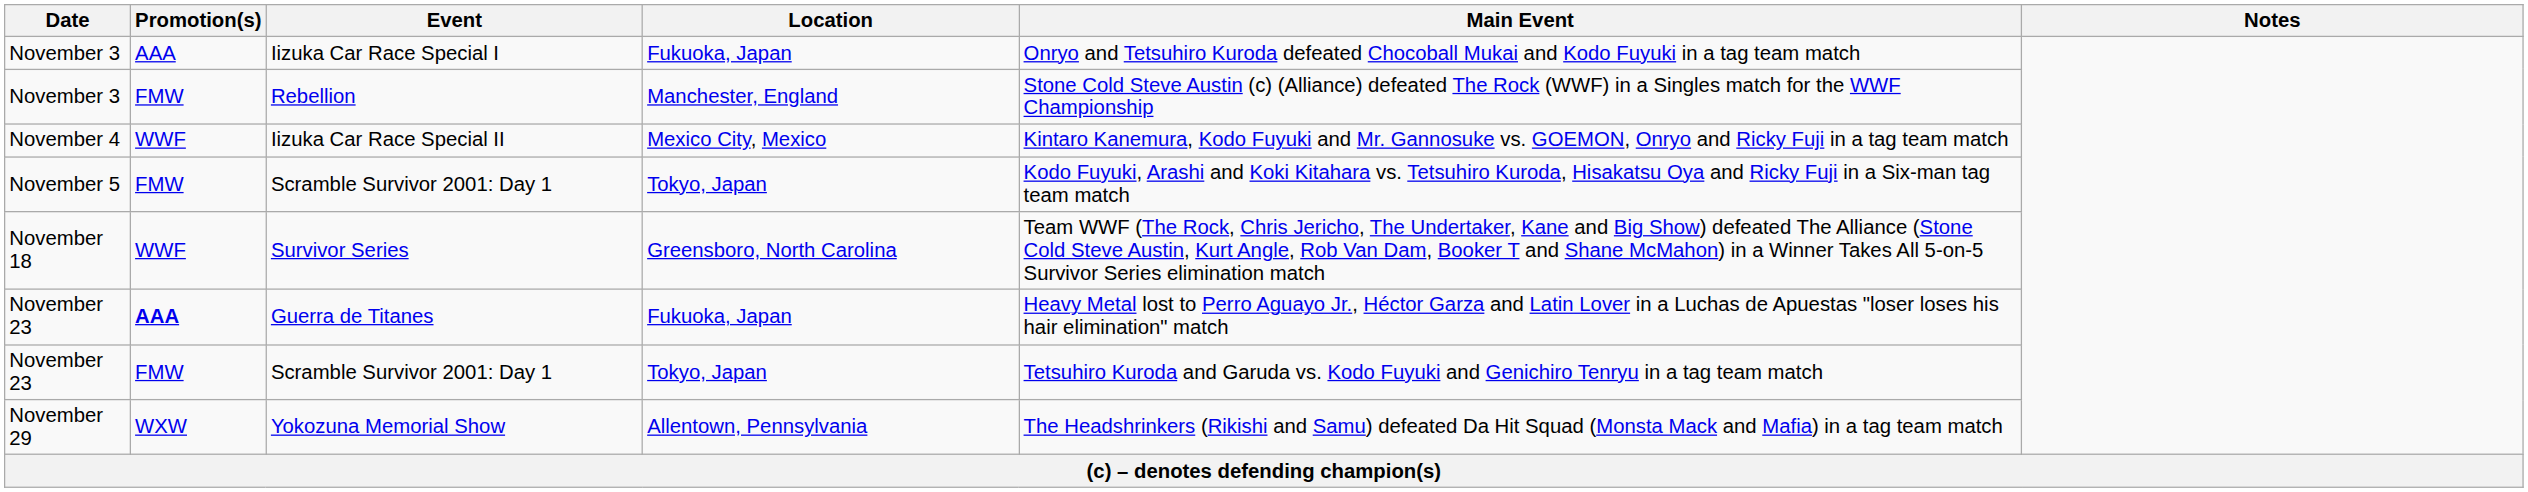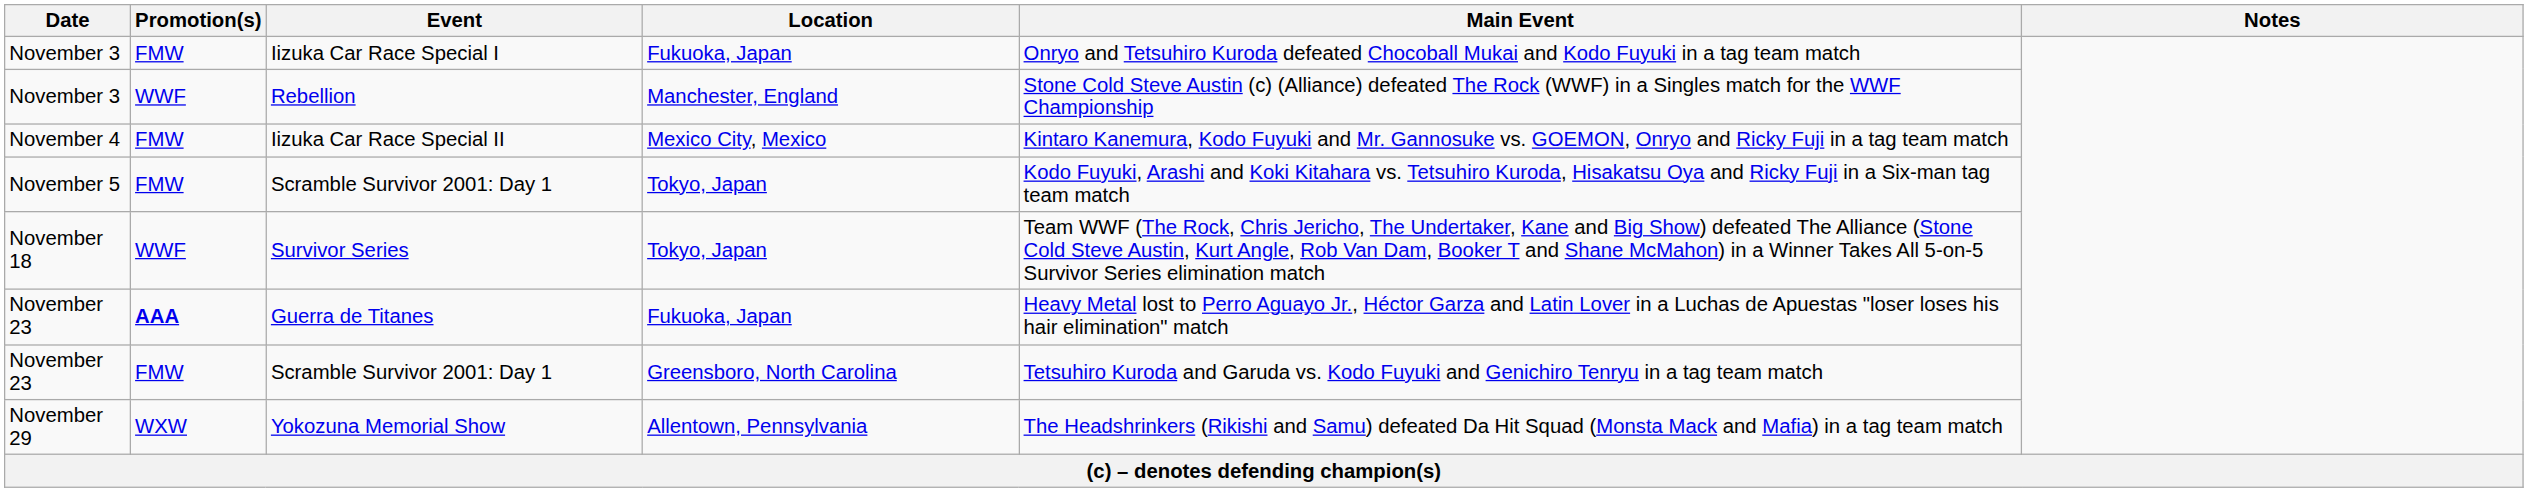(155, 52) AAA -> (159, 52) FMW
(159, 96) FMW -> (160, 96) WWF
(160, 140) WWF -> (159, 140) FMW
(772, 250) Greensboro, North Carolina -> (707, 250) Tokyo, Japan
(707, 371) Tokyo, Japan -> (772, 371) Greensboro, North Carolina
